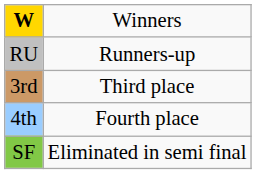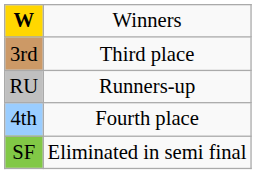rows swapped: (24, 53) <-> (24, 86)
